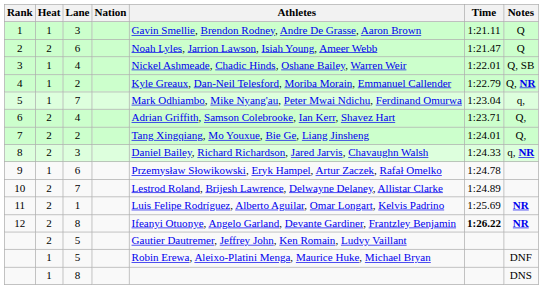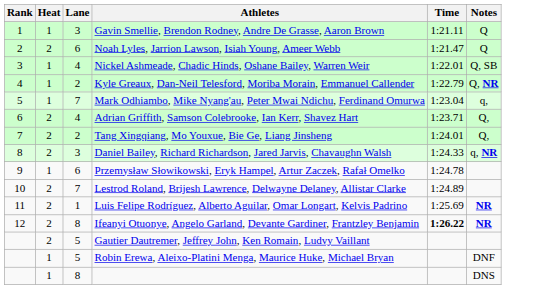- column: (110, 13)
